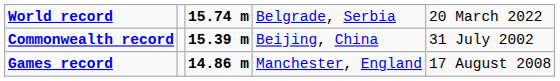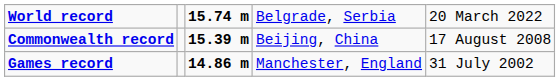(481, 40) 31 July 2002 -> (490, 40) 17 August 2008
(490, 64) 17 August 2008 -> (481, 64) 31 July 2002
